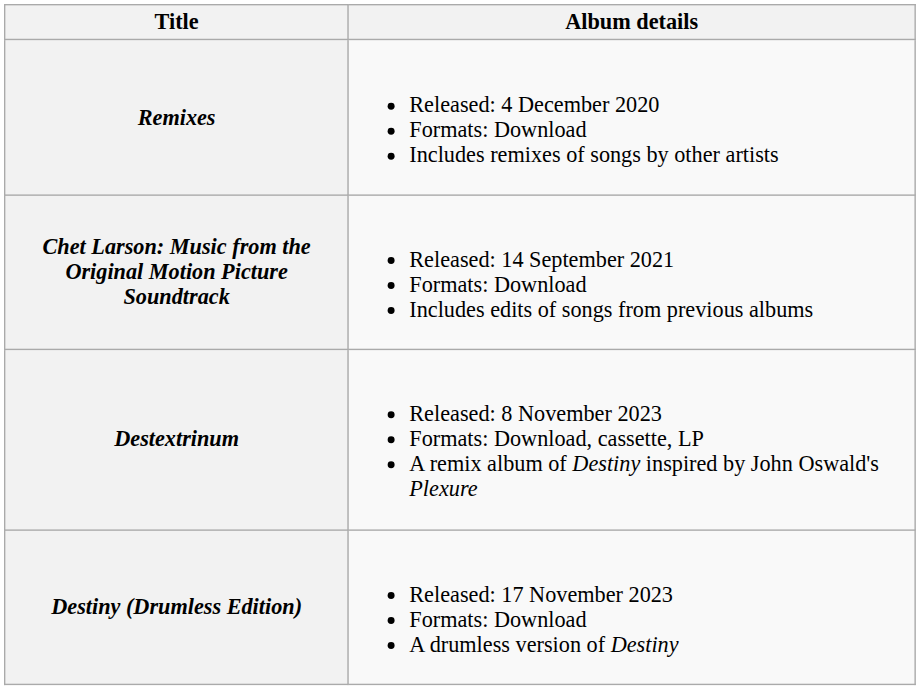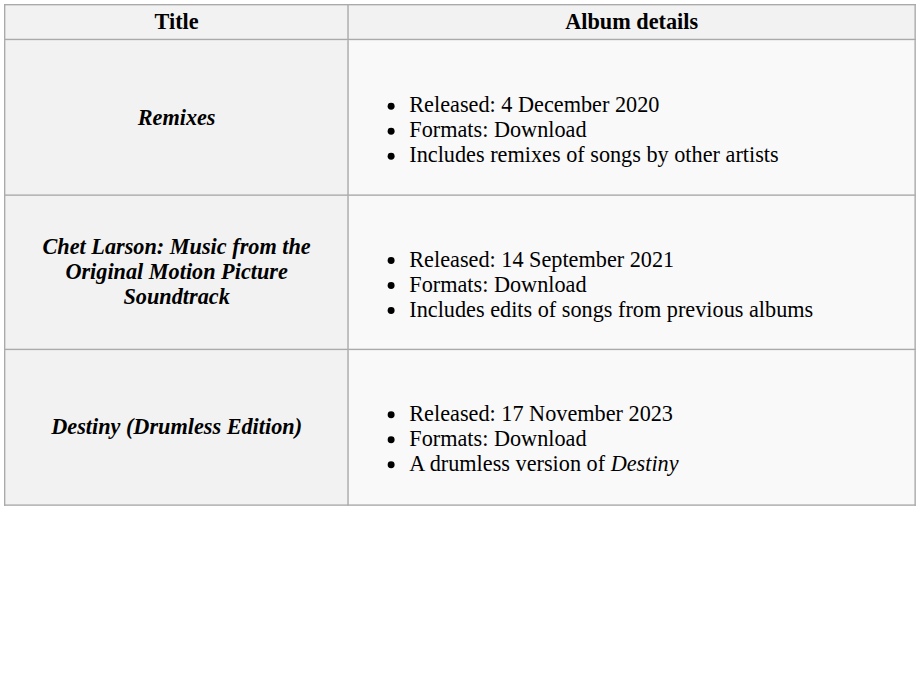- row: (177, 439)
